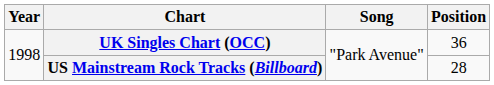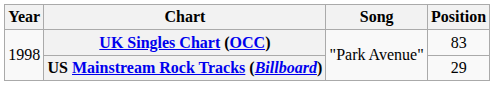(459, 42) 36 -> (459, 42) 83
(459, 67) 28 -> (459, 67) 29
